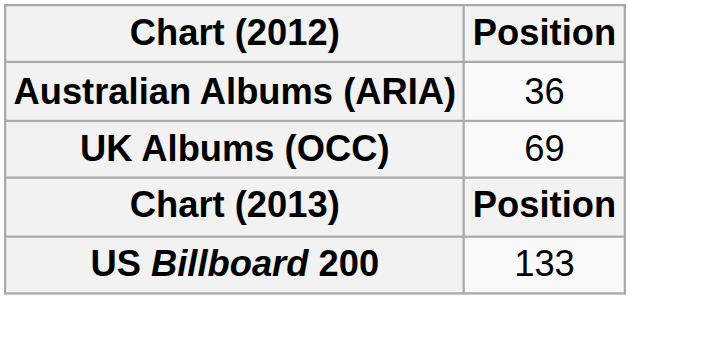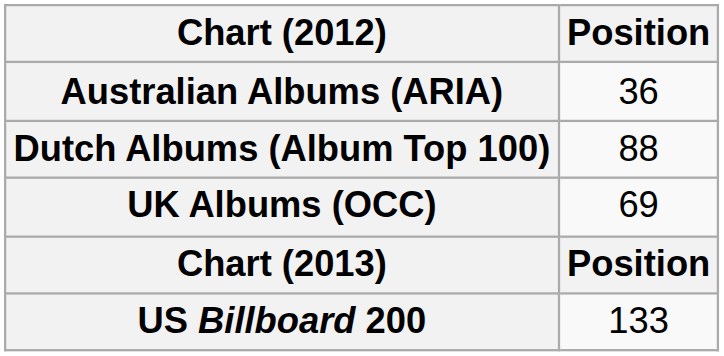+ row: (282, 148)
